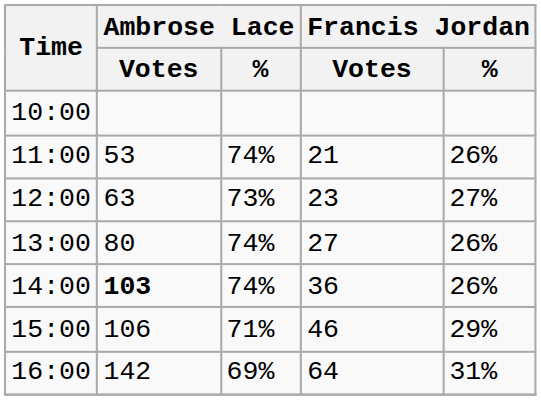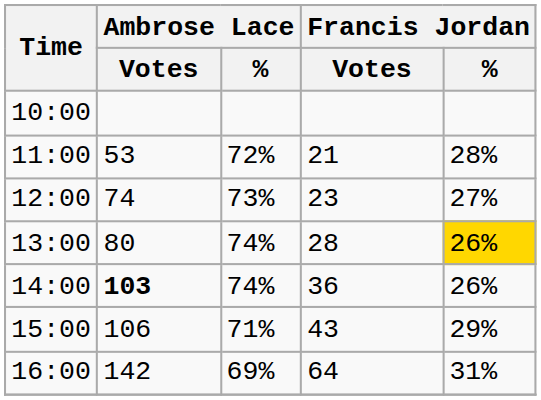(250, 156) 74% -> (250, 156) 72%
(473, 156) 26% -> (473, 156) 28%
(119, 200) 63 -> (119, 200) 74
(323, 243) 27 -> (323, 243) 28
(473, 243) no background -> (473, 243) gold background
(323, 329) 46 -> (323, 329) 43
